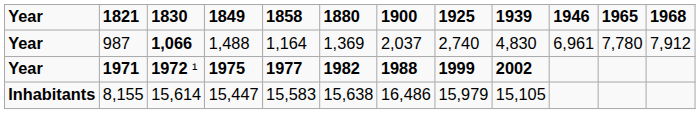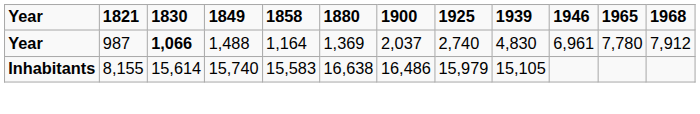- row: (121, 69)
(234, 95) 15,447 -> (234, 69) 15,740
(348, 95) 15,638 -> (348, 69) 16,638
